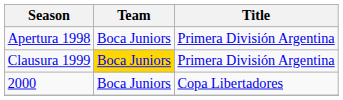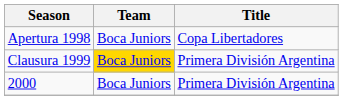(256, 38) Primera División Argentina -> (230, 38) Copa Libertadores
(230, 83) Copa Libertadores -> (256, 83) Primera División Argentina
